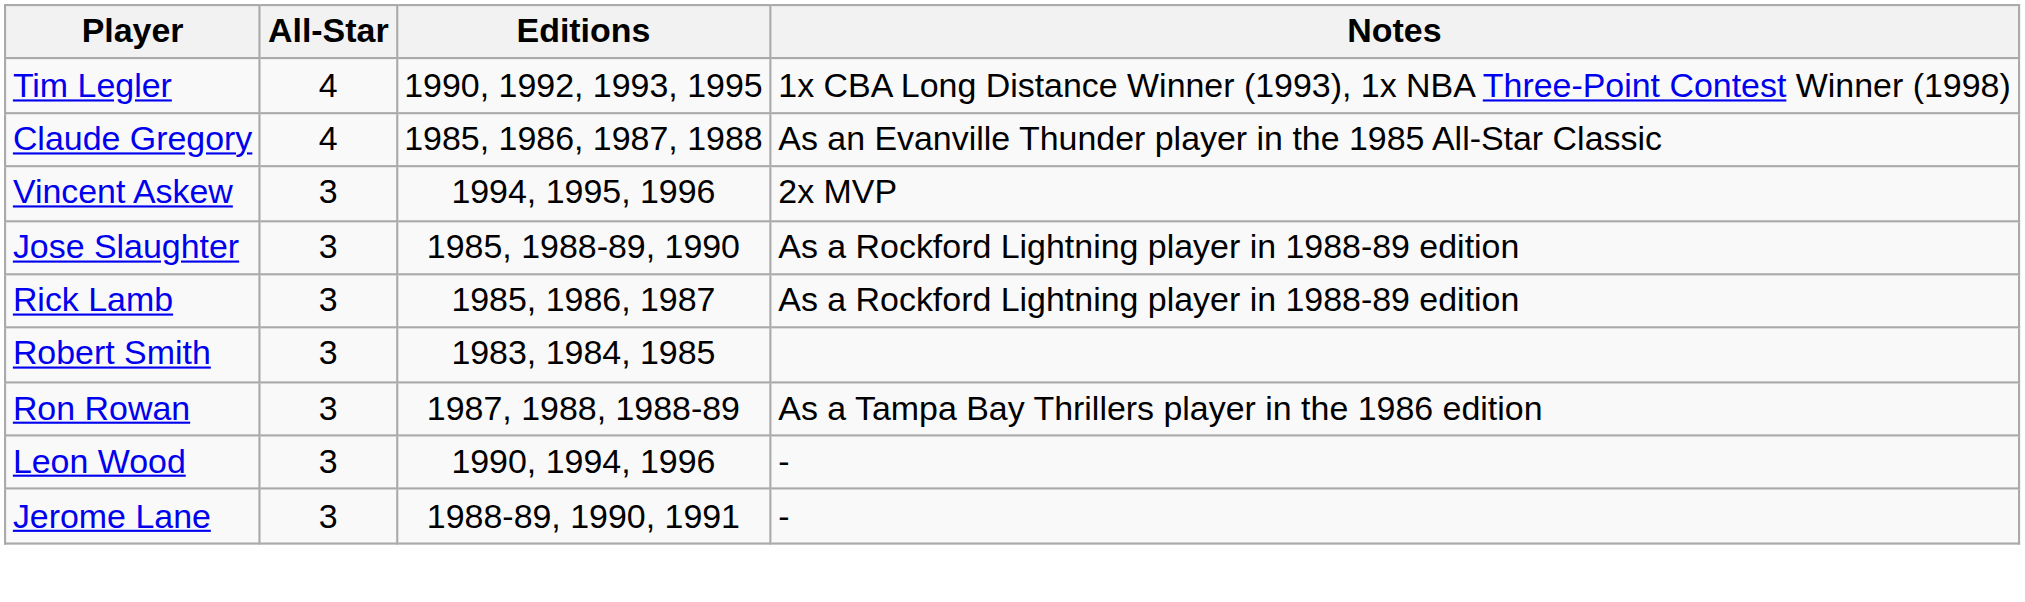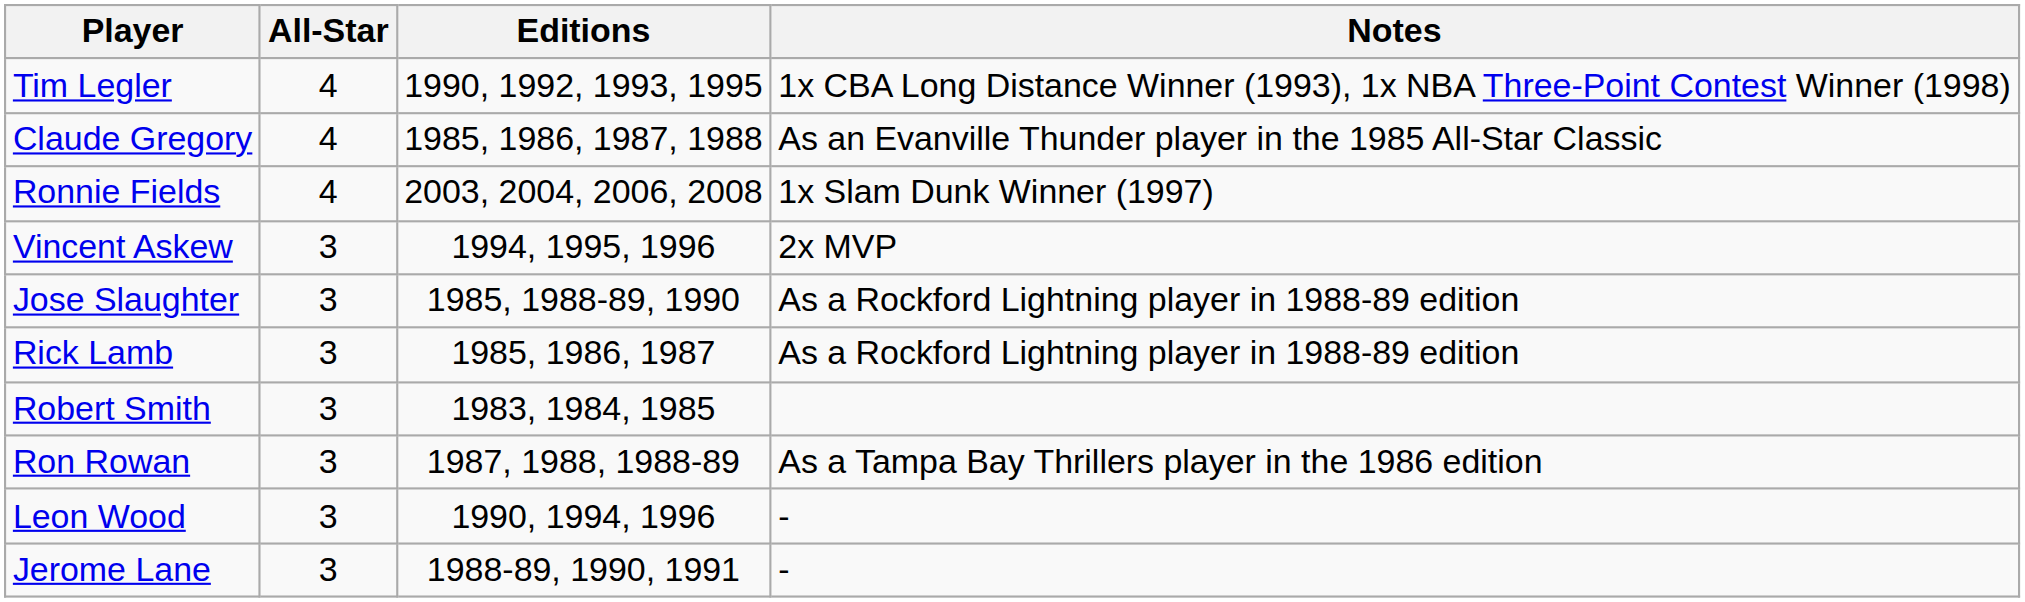+ row: (117, 192)
